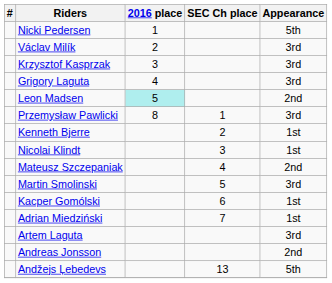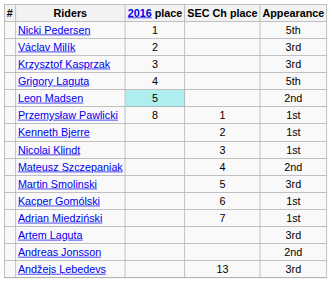(293, 81) 3rd -> (293, 81) 5th
(293, 116) 3rd -> (293, 116) 1st
(293, 269) 5th -> (293, 269) 3rd
